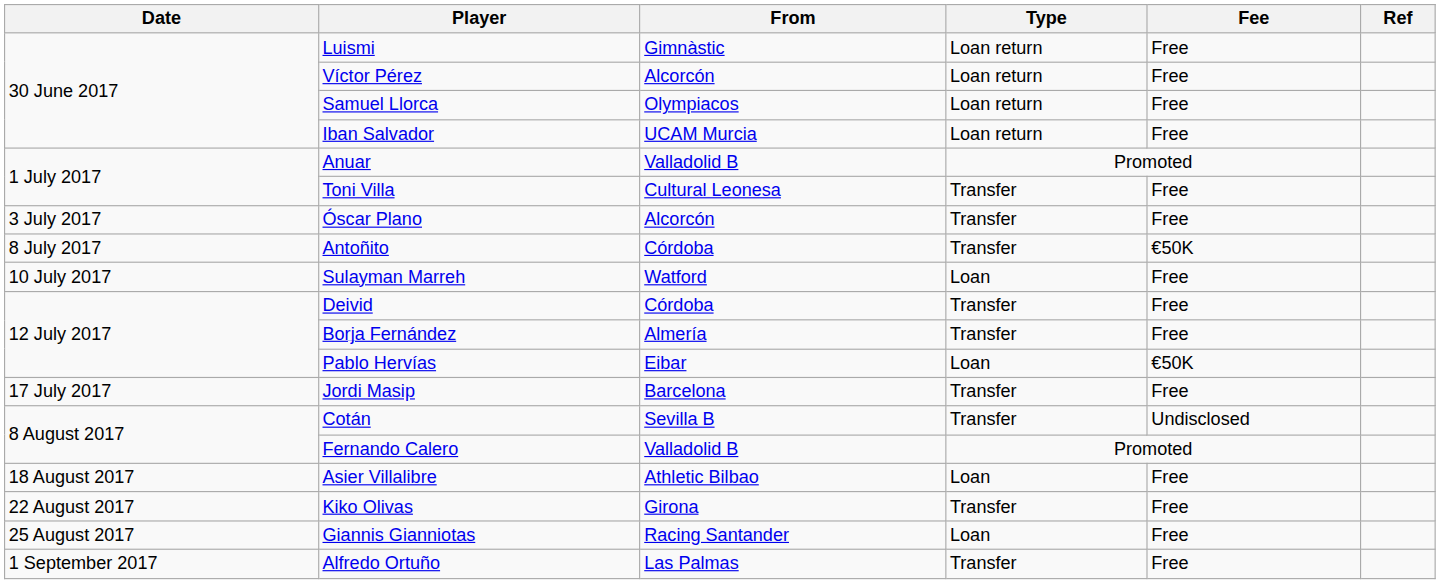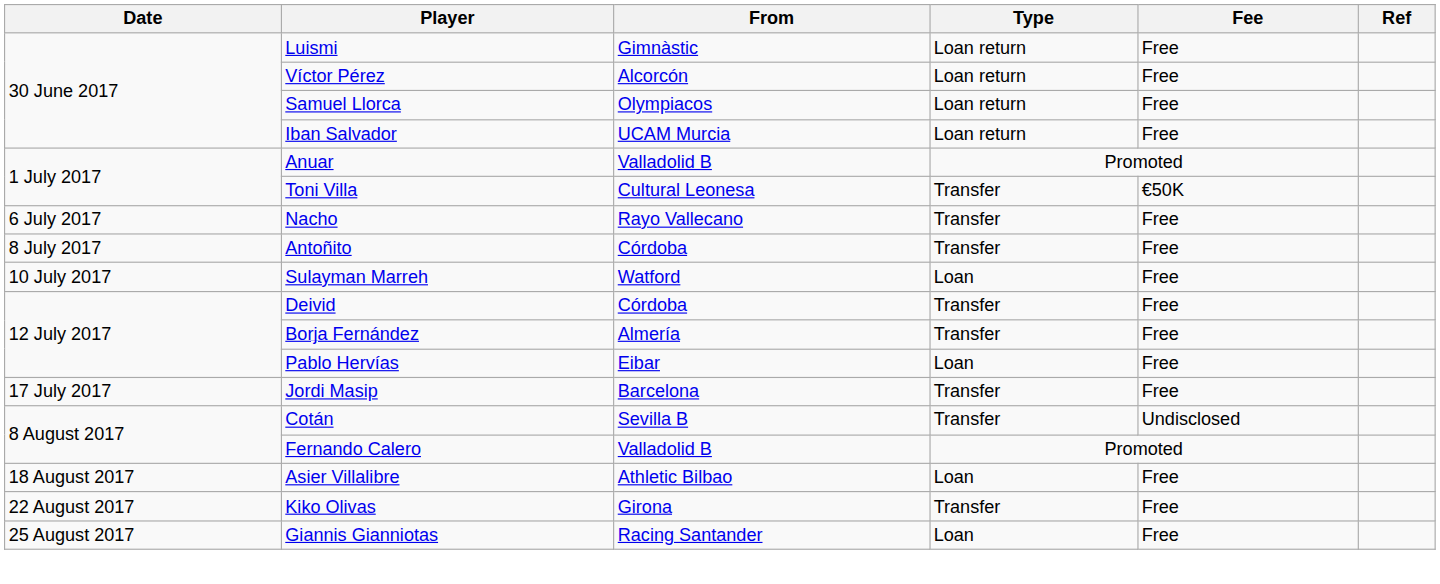(1170, 190) Free -> (1163, 190) €50K
- row: (372, 219)
+ row: (311, 219)
(1172, 248) €50K -> (1160, 248) Free
(1172, 362) €50K -> (1160, 362) Free
- row: (381, 563)
